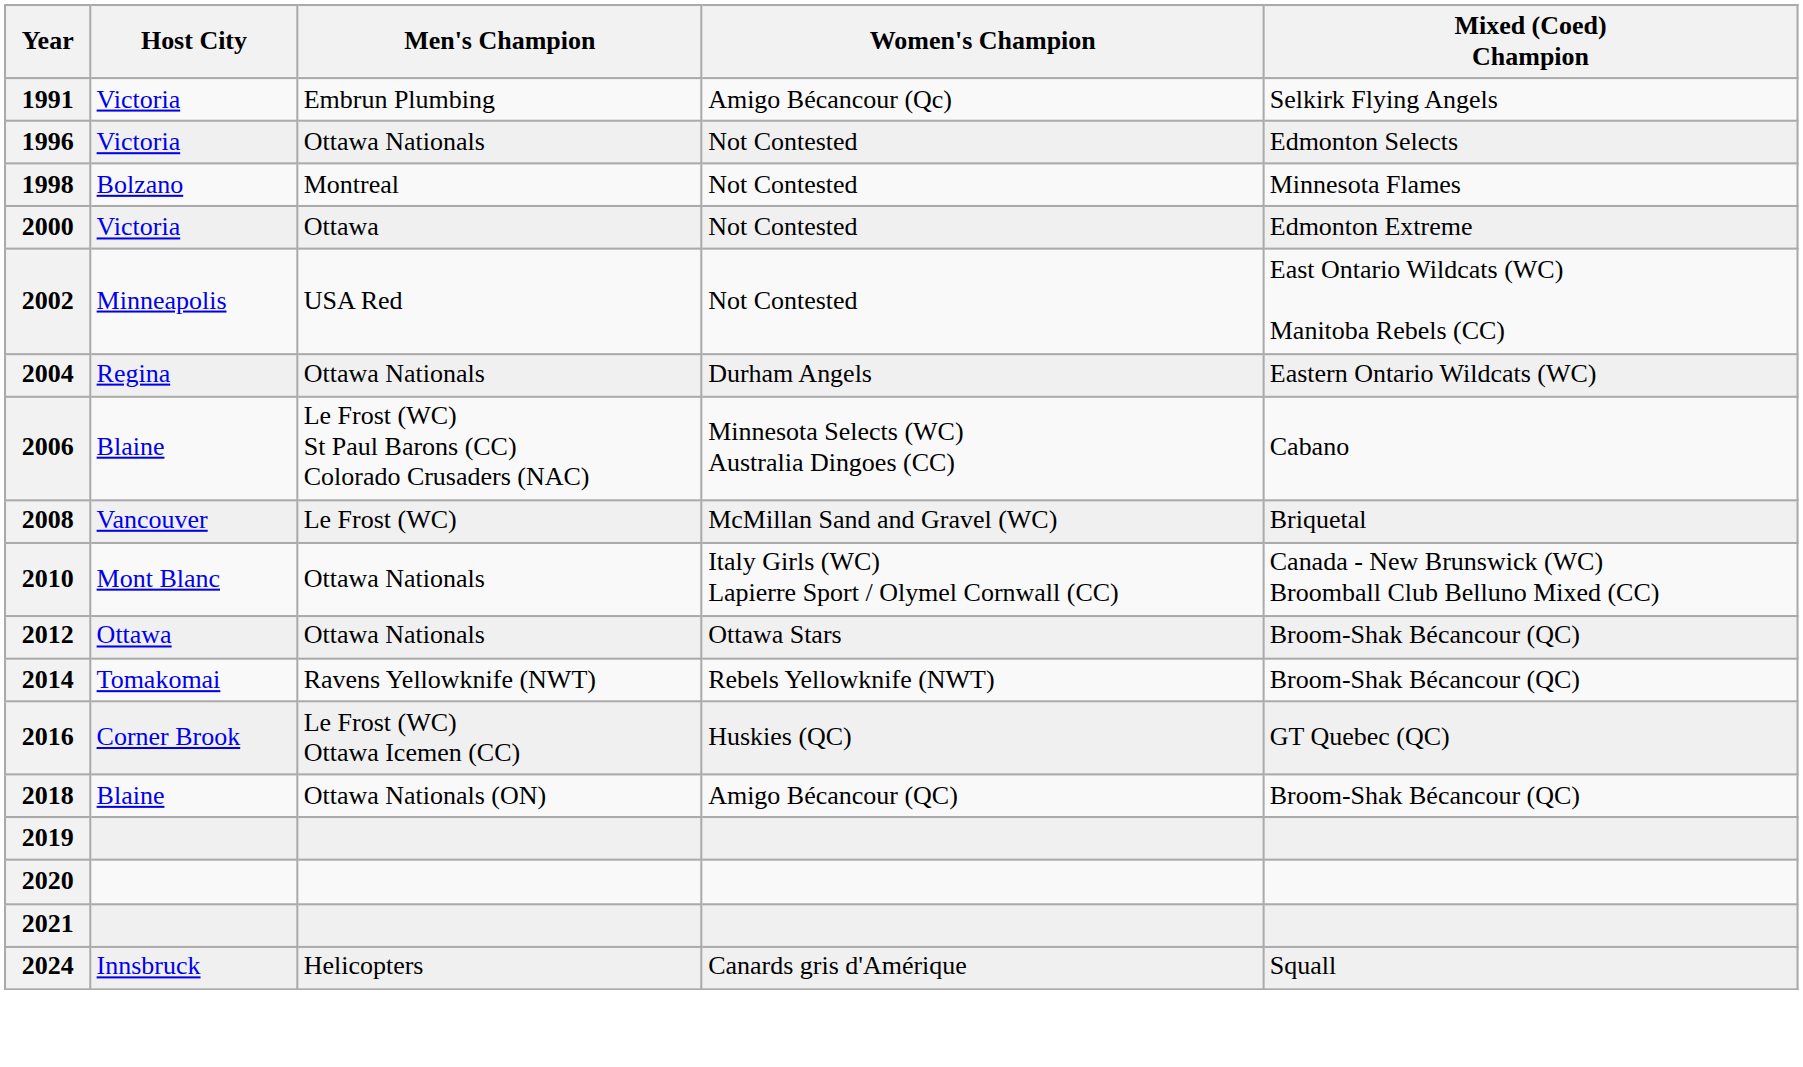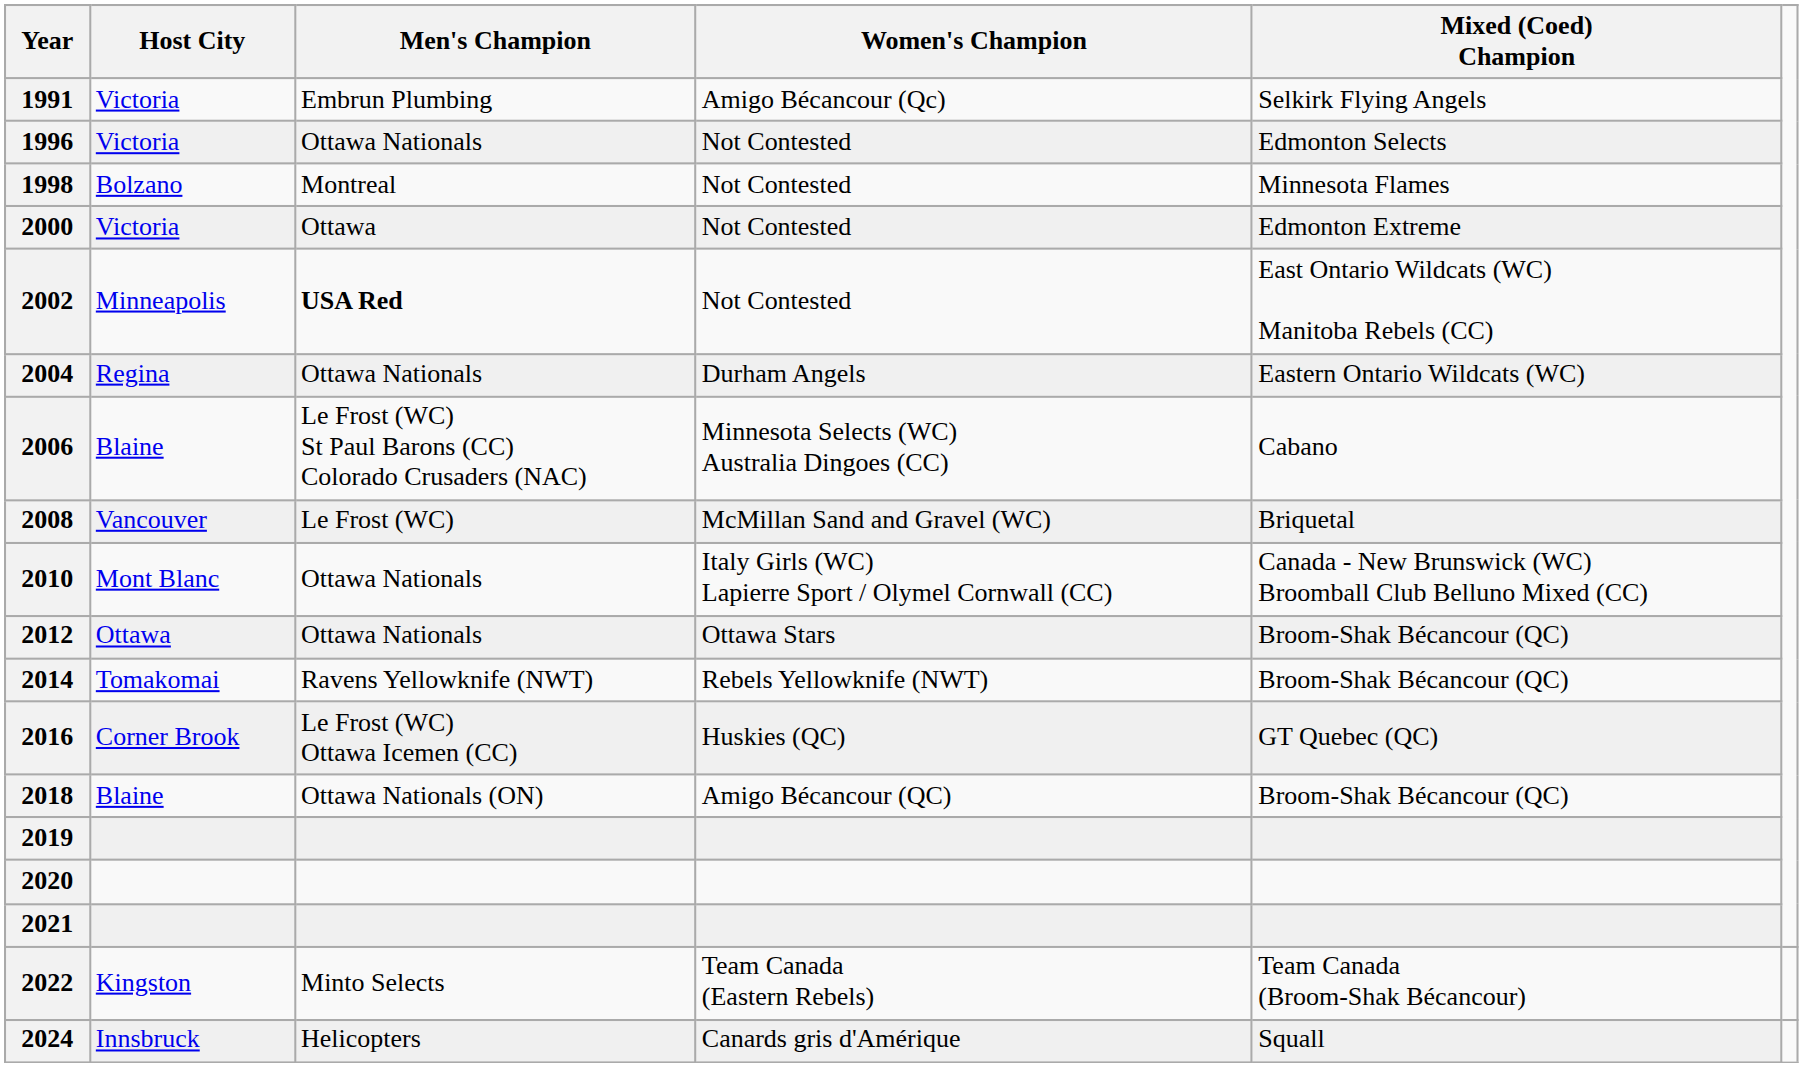(353, 300) normal -> (352, 300) bold
+ row: (47, 982)
